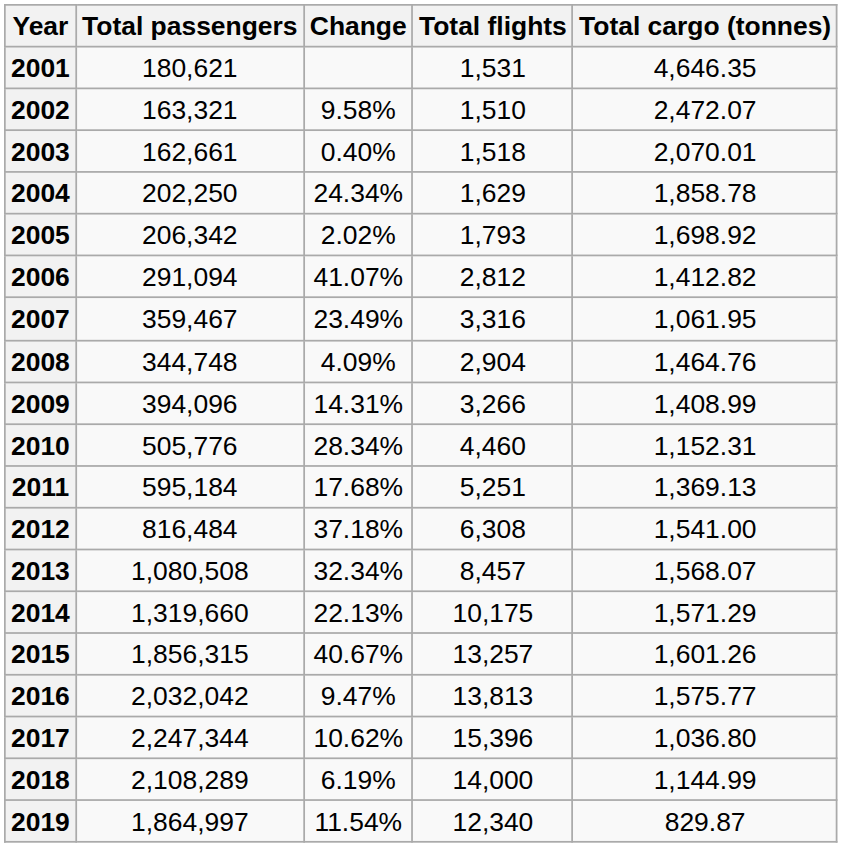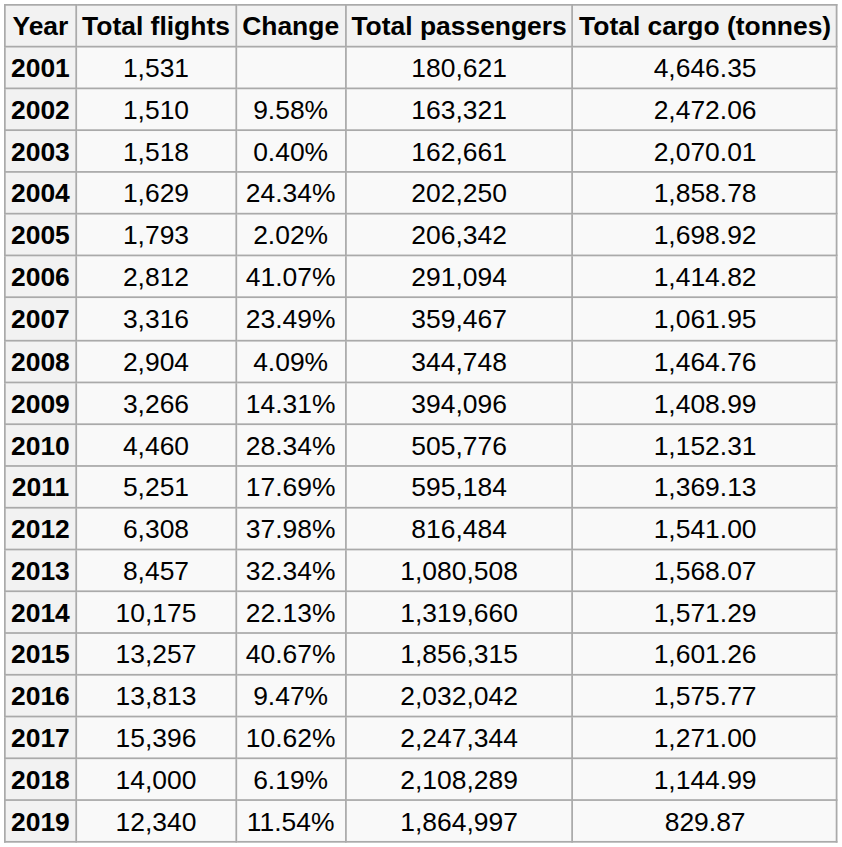columns swapped: (190, 26) <-> (493, 26)
(705, 110) 2,472.07 -> (705, 110) 2,472.06
(705, 277) 1,412.82 -> (705, 277) 1,414.82
(358, 487) 17.68% -> (291, 487) 17.69%
(358, 528) 37.18% -> (291, 528) 37.98%
(705, 738) 1,036.80 -> (705, 738) 1,271.00
